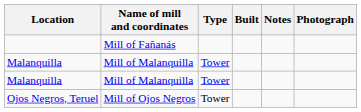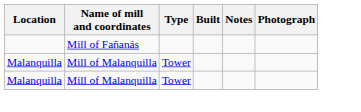- row: (53, 98)
